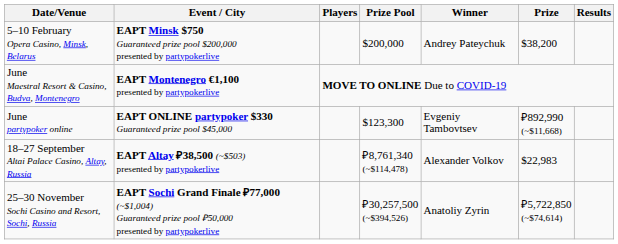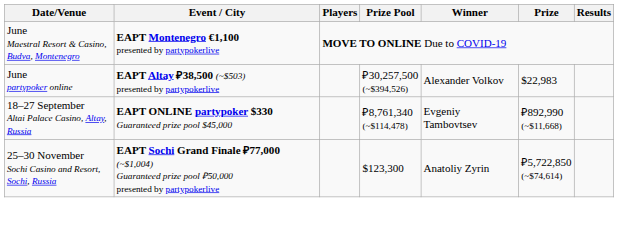- row: (48, 43)
(195, 123) EAPT ONLINE partypoker $330 Guaranteed prize pool $45,000 -> (181, 81) EAPT Altay ₽38,500 (~$503) presented by partypokerlive
(383, 123) $123,300 -> (390, 81) ₽30,257,500 (~$394,526)
(450, 123) Evgeniy Tambovtsev -> (464, 80) Alexander Volkov
(542, 124) ₽892,990 (~$11,668) -> (539, 80) $22,983
(181, 161) EAPT Altay ₽38,500 (~$503) presented by partypokerlive -> (195, 118) EAPT ONLINE partypoker $330 Guaranteed prize pool $45,000
(464, 160) Alexander Volkov -> (450, 118) Evgeniy Tambovtsev
(539, 160) $22,983 -> (542, 119) ₽892,990 (~$11,668)
(390, 211) ₽30,257,500 (~$394,526) -> (383, 168) $123,300
